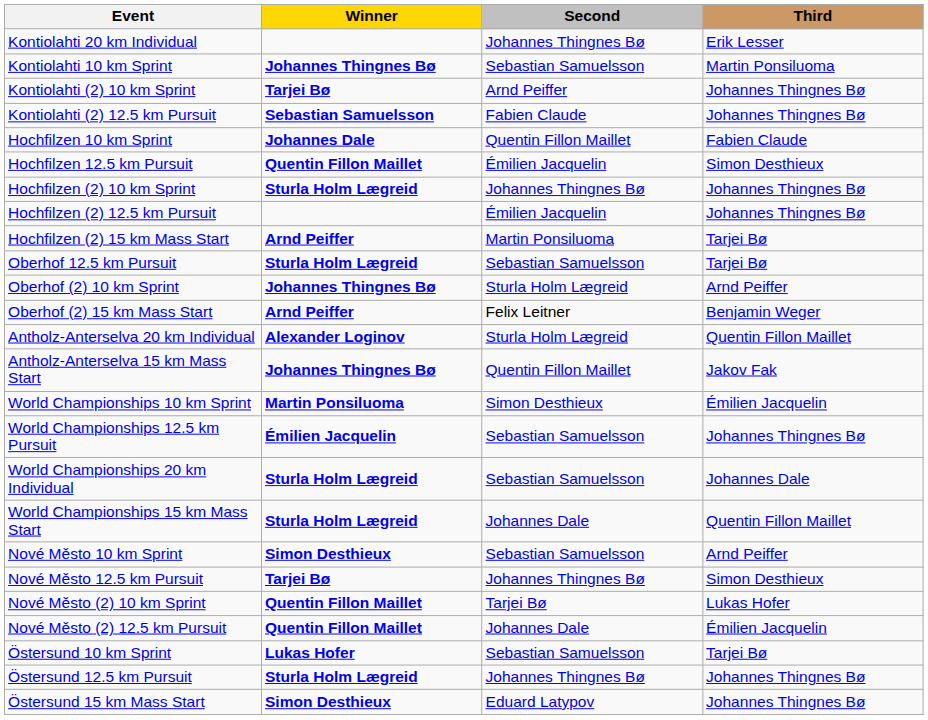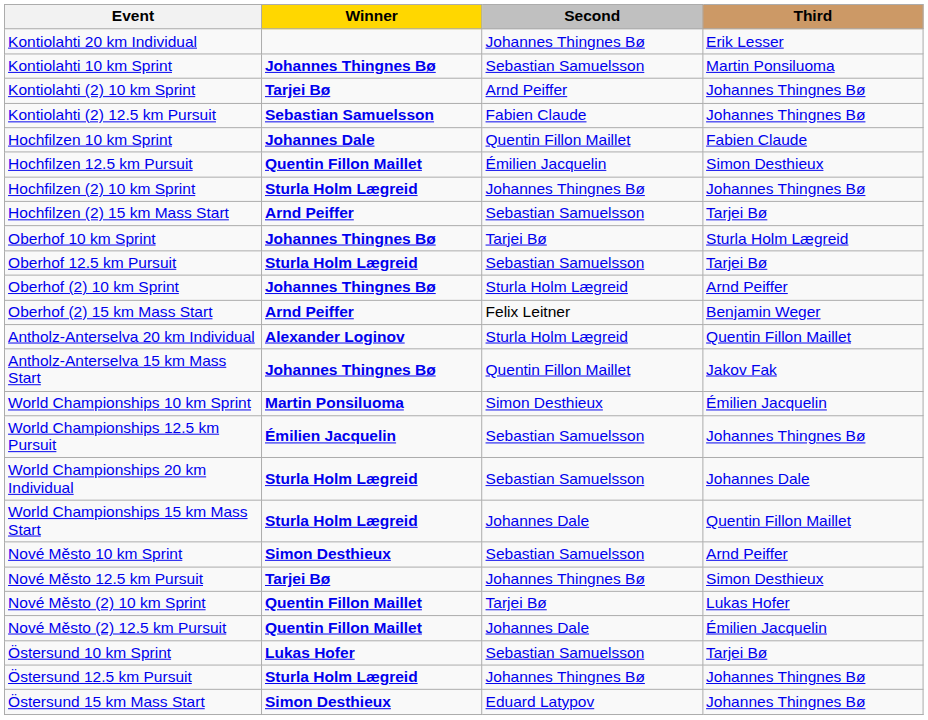- row: (112, 213)
(550, 238) Martin Ponsiluoma -> (565, 213) Sebastian Samuelsson
+ row: (82, 238)
